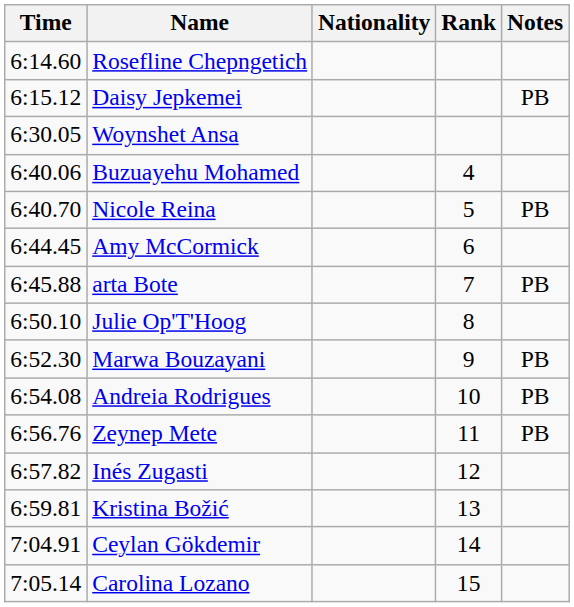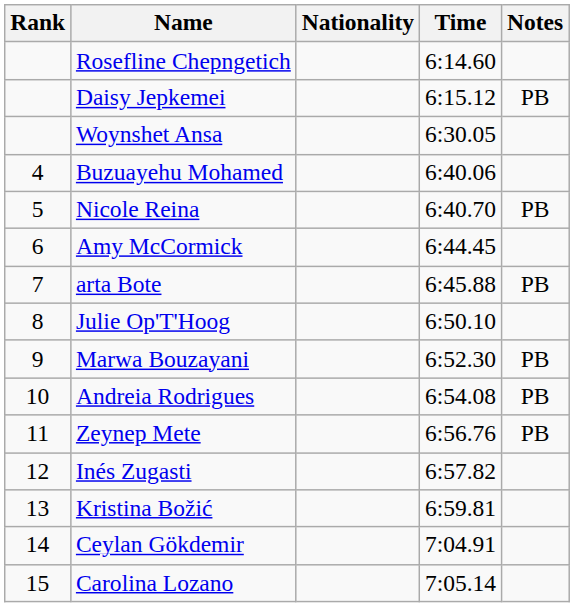columns swapped: (469, 23) <-> (46, 23)
